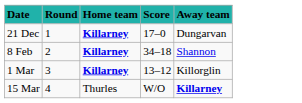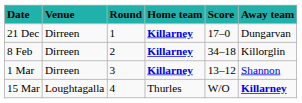+ column: (60, 14)
(196, 51) Shannon -> (263, 51) Killorglin
(199, 70) Killorglin -> (261, 70) Shannon
